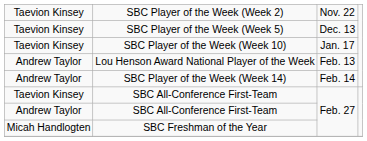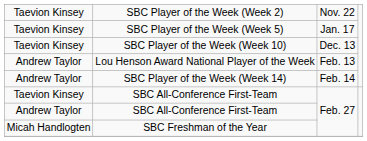(337, 29) Dec. 13 -> (337, 29) Jan. 17
(337, 45) Jan. 17 -> (337, 45) Dec. 13
